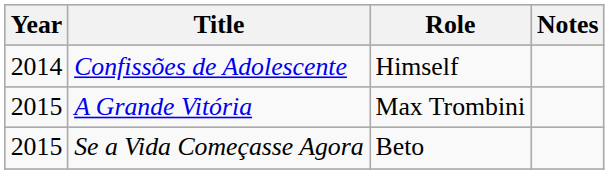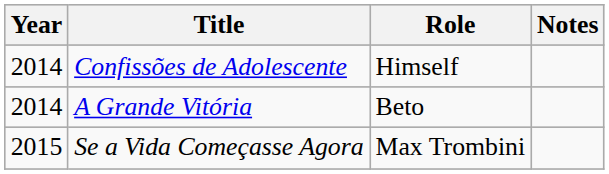(37, 106) 2015 -> (37, 106) 2014
(450, 106) Max Trombini -> (400, 106) Beto
(400, 147) Beto -> (450, 147) Max Trombini
